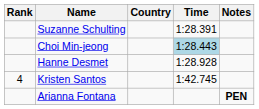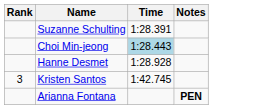- column: (151, 12)
(20, 79) 4 -> (20, 79) 3
